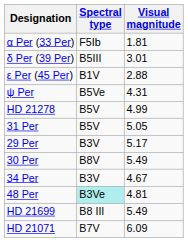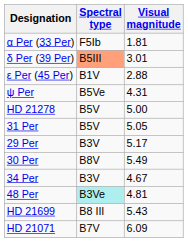(90, 59) no background -> (90, 59) lightsalmon background
(137, 110) 4.99 -> (137, 110) 5.00
(137, 212) 5.49 -> (137, 212) 5.43
